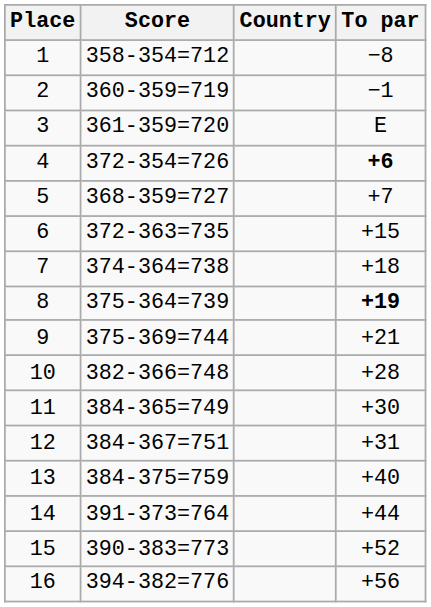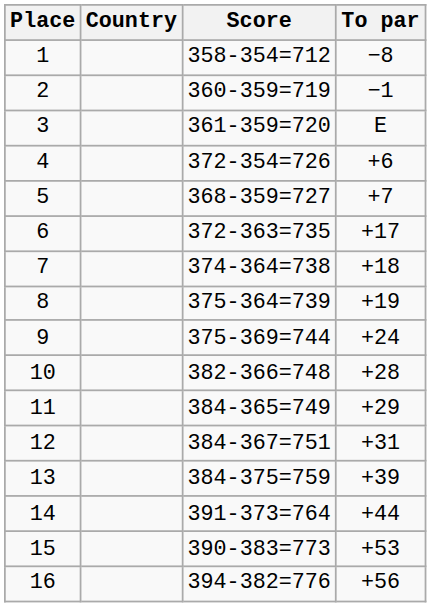columns swapped: (285, 23) <-> (157, 23)
(380, 163) bold -> (380, 163) normal
(380, 233) +15 -> (380, 233) +17
(380, 303) bold -> (380, 303) normal
(380, 339) +21 -> (380, 339) +24
(380, 409) +30 -> (380, 409) +29
(380, 479) +40 -> (380, 479) +39
(380, 549) +52 -> (380, 549) +53
